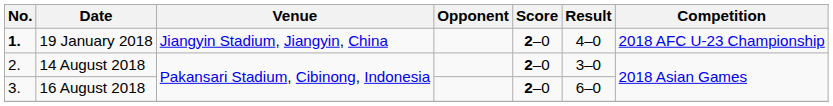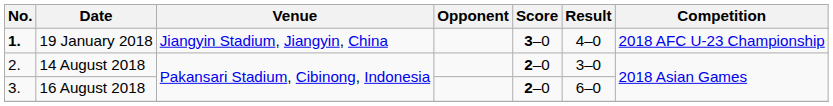(537, 40) 2–0 -> (537, 40) 3–0
